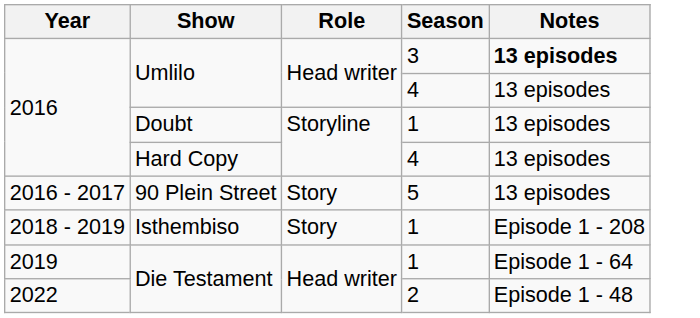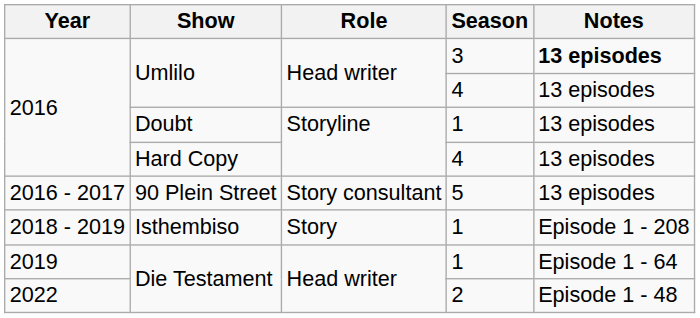(312, 192) Story -> (364, 192) Story consultant
